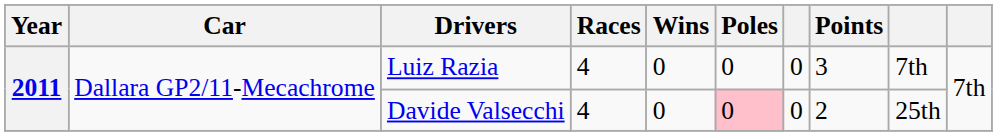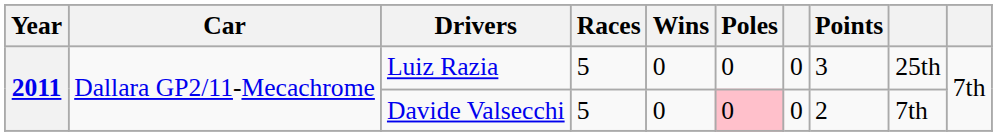(583, 67) 4 -> (583, 67) 5
(912, 67) 7th -> (918, 67) 25th
(583, 109) 4 -> (583, 109) 5
(918, 109) 25th -> (912, 109) 7th
